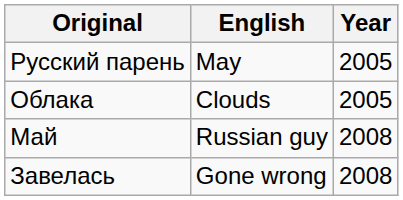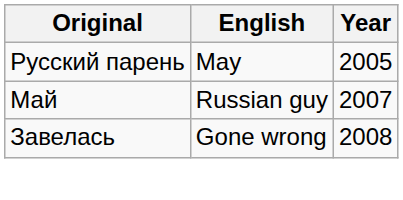- row: (52, 99)
(366, 137) 2008 -> (366, 99) 2007
